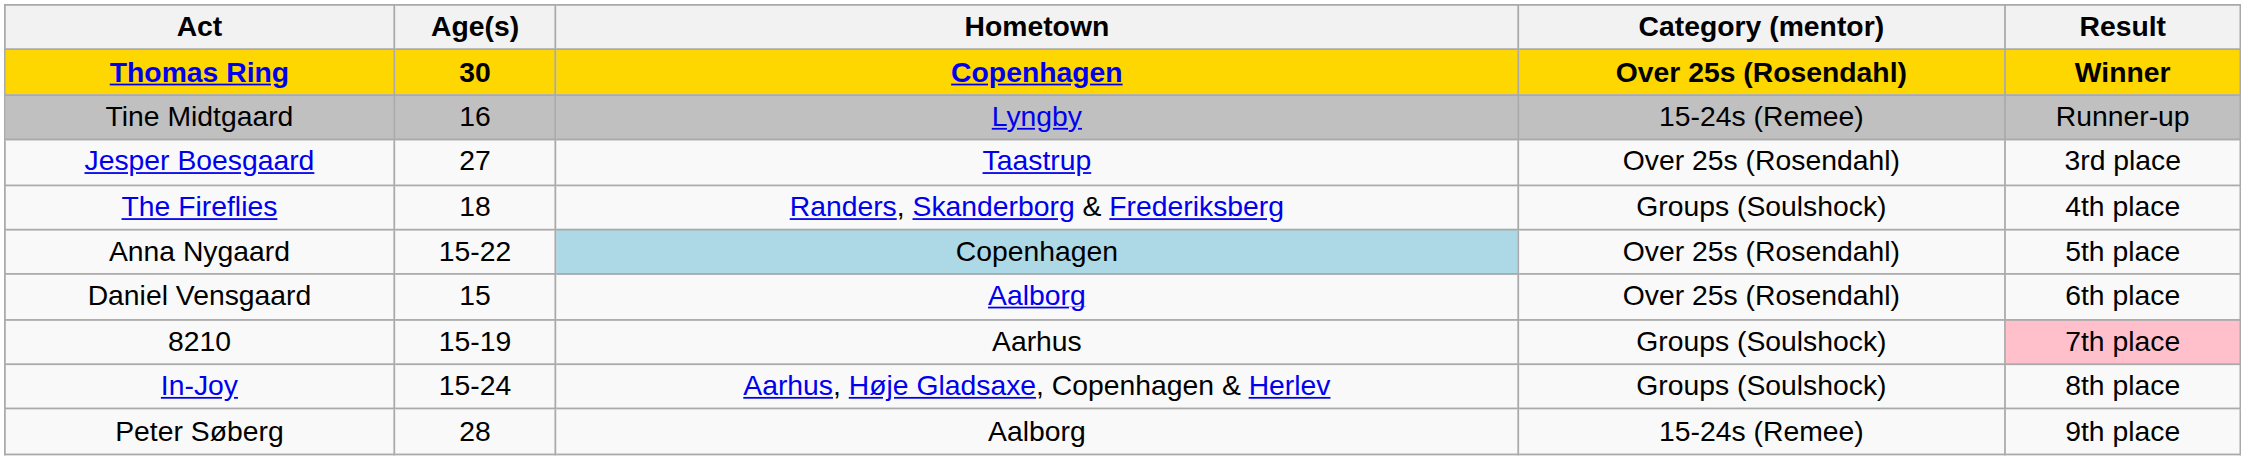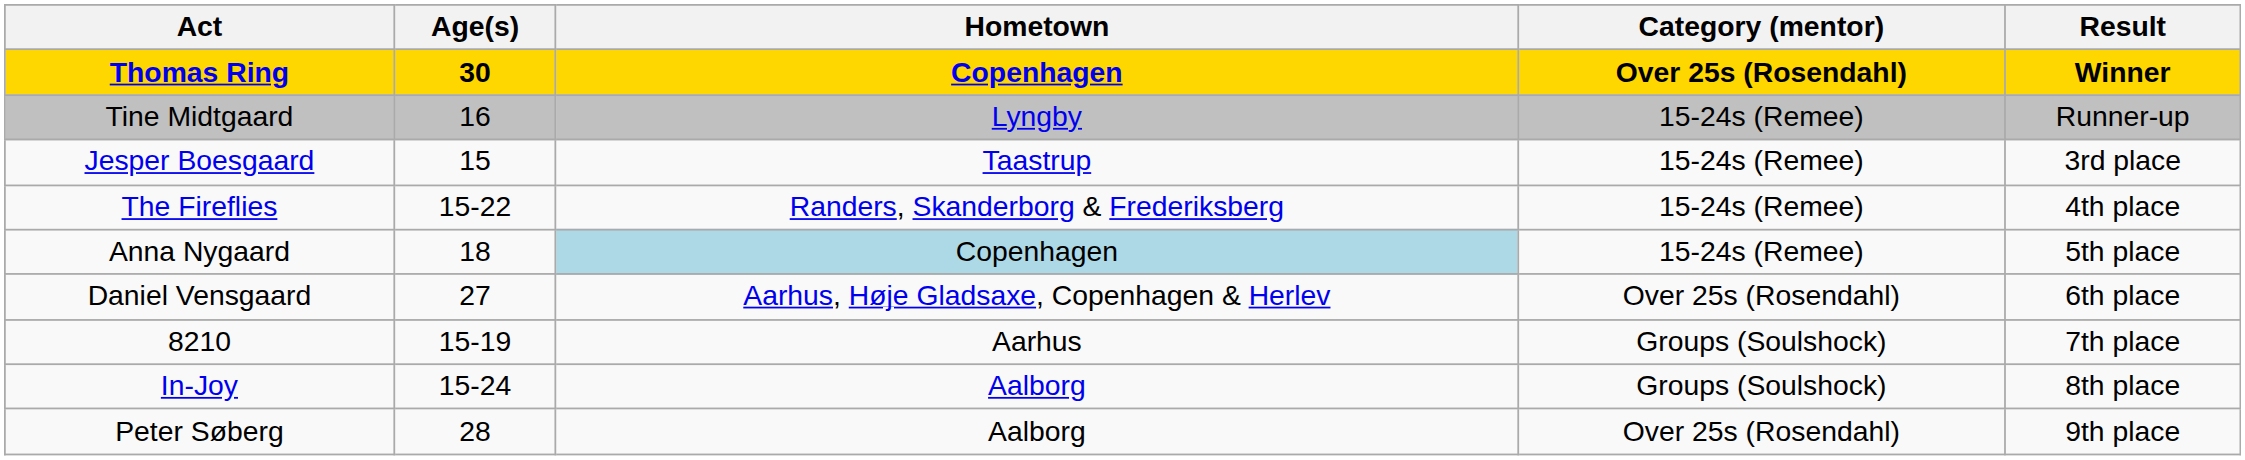(475, 161) 27 -> (475, 161) 15
(1761, 161) Over 25s (Rosendahl) -> (1761, 161) 15-24s (Remee)
(475, 206) 18 -> (475, 206) 15-22
(1761, 206) Groups (Soulshock) -> (1761, 206) 15-24s (Remee)
(475, 251) 15-22 -> (475, 251) 18
(1761, 251) Over 25s (Rosendahl) -> (1761, 251) 15-24s (Remee)
(475, 296) 15 -> (475, 296) 27
(1037, 296) Aalborg -> (1037, 296) Aarhus, Høje Gladsaxe, Copenhagen & Herlev
(2123, 341) pink background -> (2123, 341) no background
(1037, 386) Aarhus, Høje Gladsaxe, Copenhagen & Herlev -> (1037, 386) Aalborg
(1761, 431) 15-24s (Remee) -> (1761, 431) Over 25s (Rosendahl)
